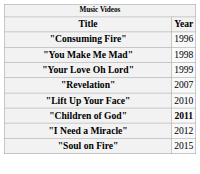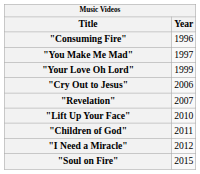(184, 55) 1998 -> (184, 55) 1997
+ row: (88, 85)
(184, 115) bold -> (184, 131) normal
